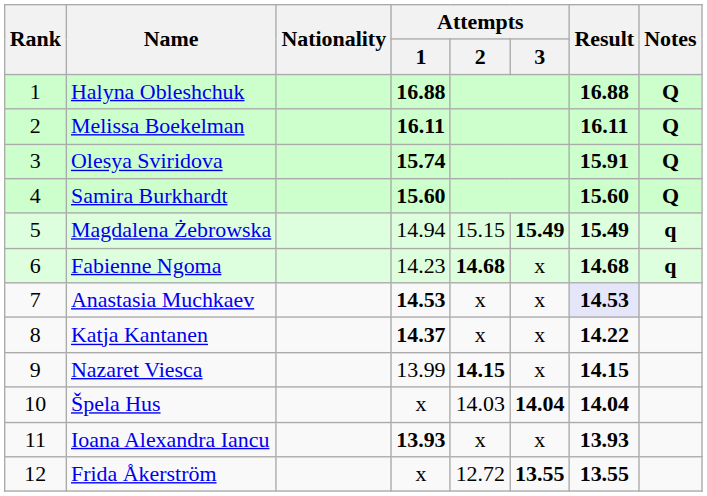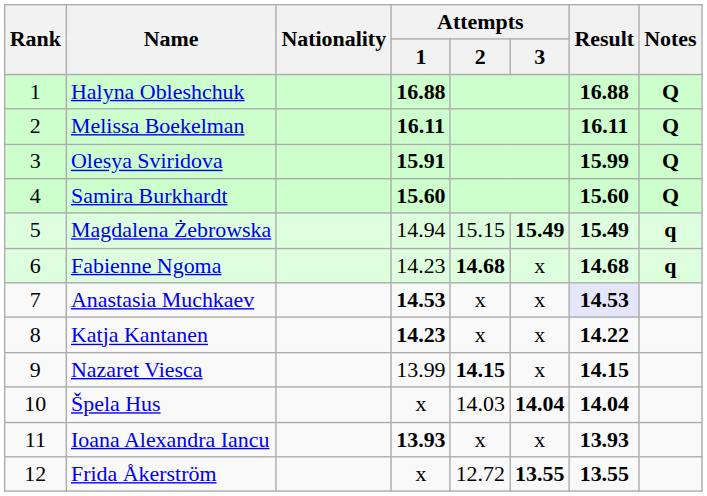(421, 160) 15.74 -> (421, 160) 15.91
(604, 160) 15.91 -> (604, 160) 15.99
(421, 334) 14.37 -> (421, 334) 14.23
